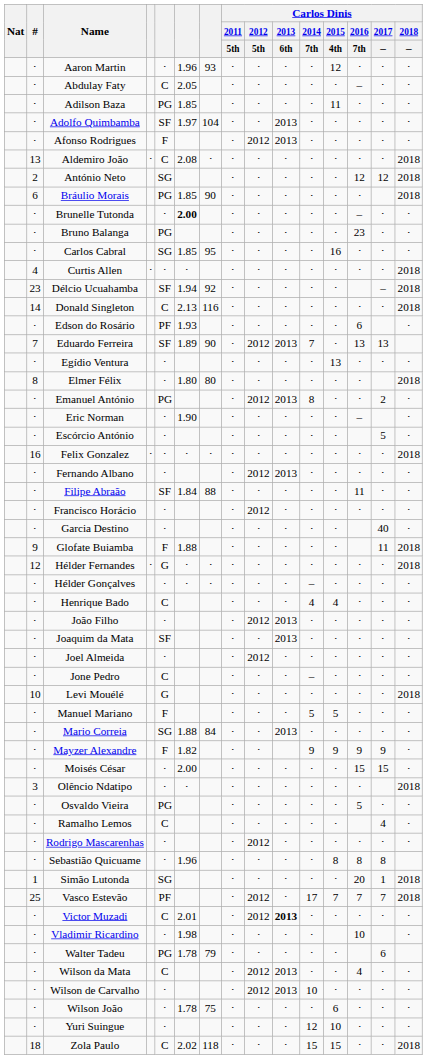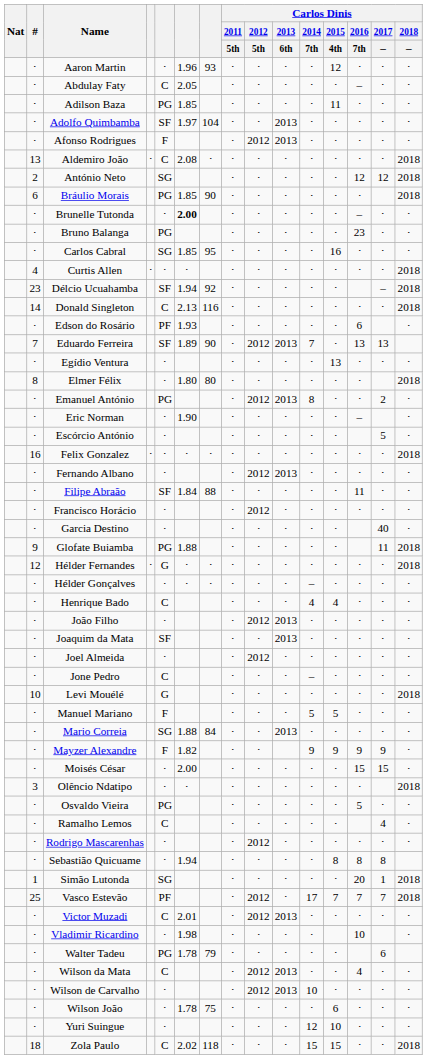(165, 547) F -> (165, 547) PG
(187, 860) 1.96 -> (187, 860) 1.94
(286, 916) bold -> (286, 916) normal
